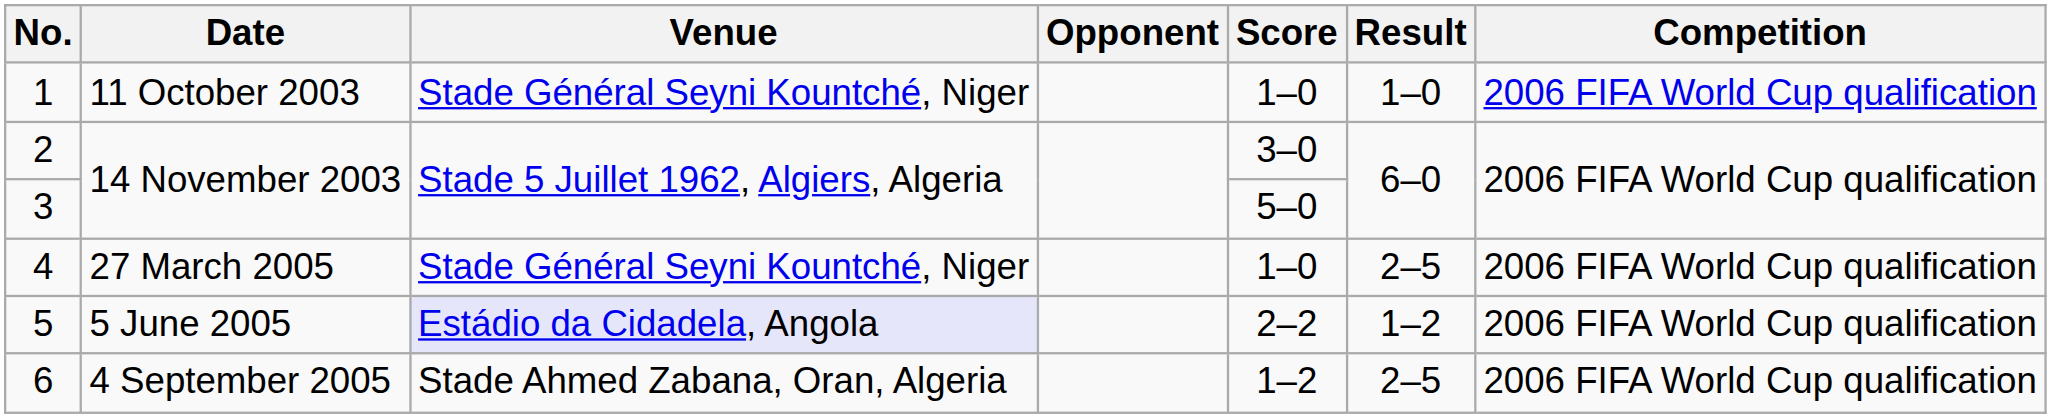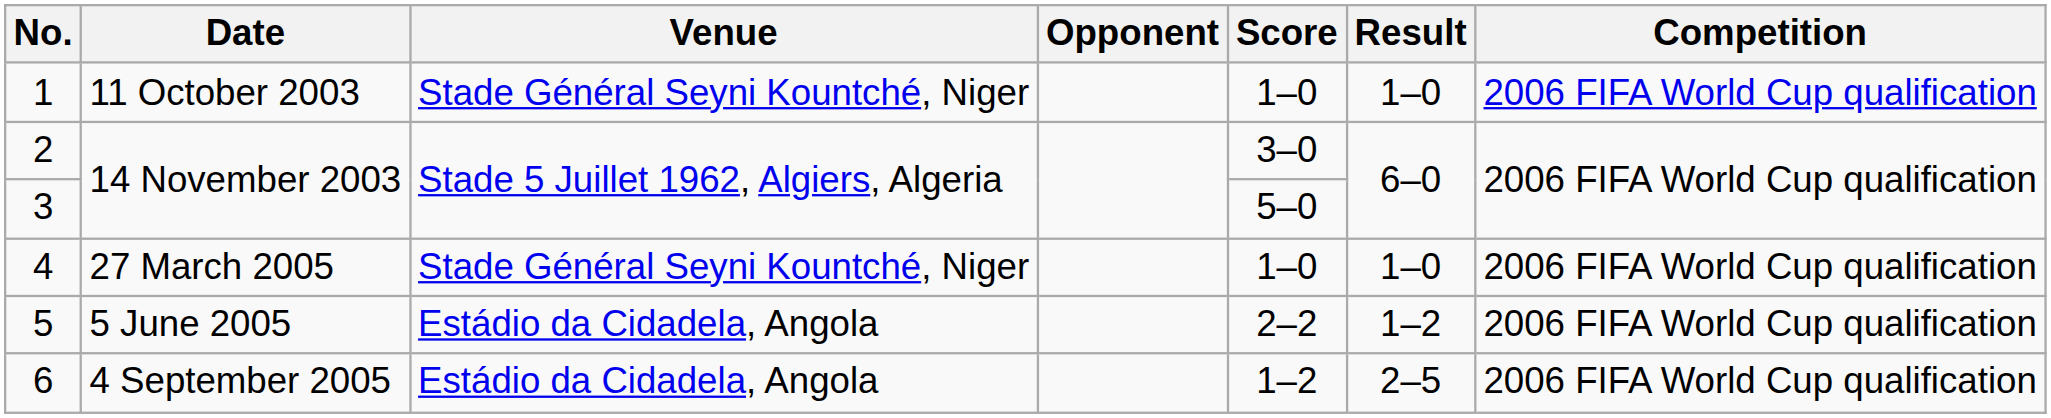(1411, 265) 2–5 -> (1411, 265) 1–0
(648, 324) lavender background -> (648, 324) no background
(712, 382) Stade Ahmed Zabana, Oran, Algeria -> (648, 382) Estádio da Cidadela, Angola
